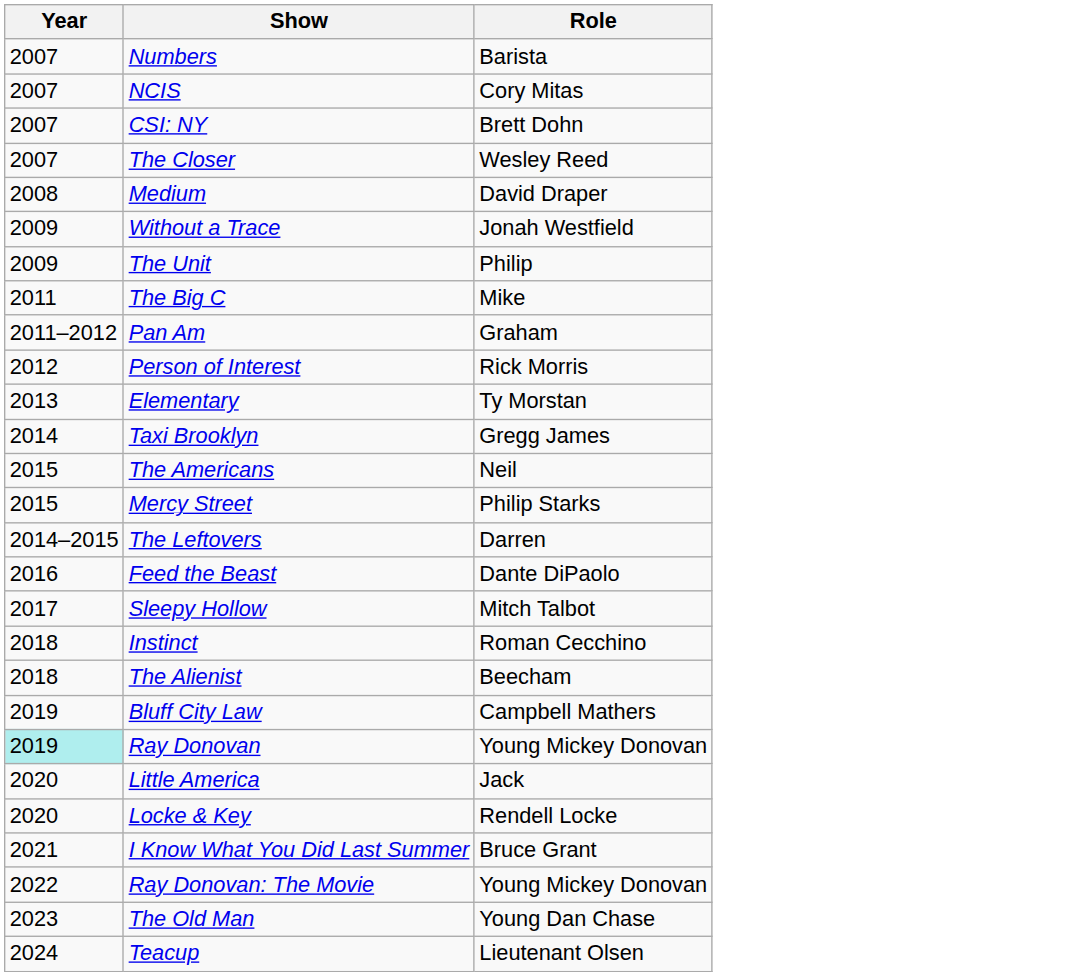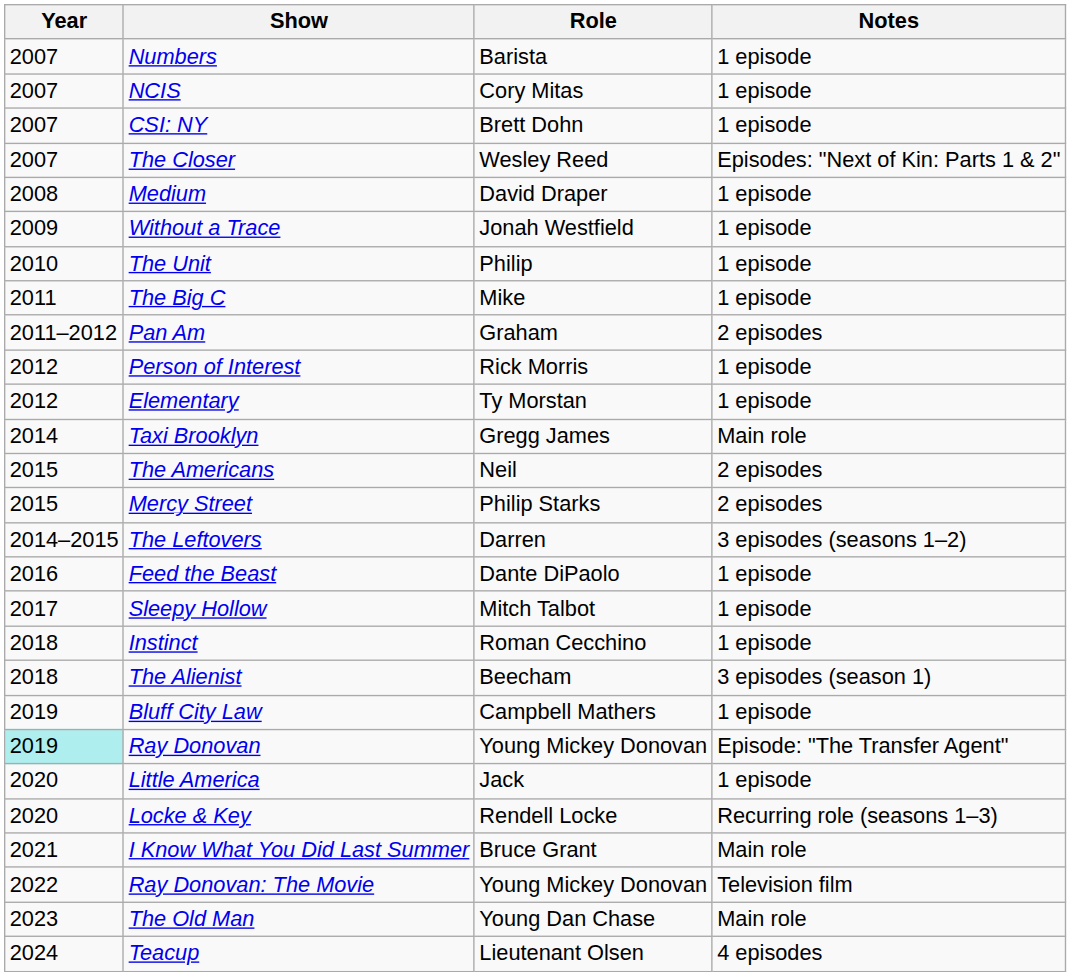+ column: (889, 21)
(34, 263) 2009 -> (34, 263) 2010
(34, 401) 2013 -> (34, 401) 2012
